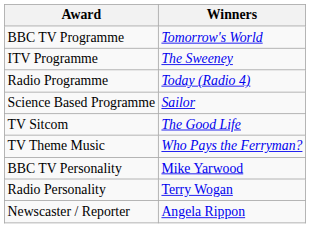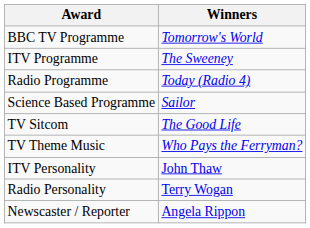- row: (65, 168)
+ row: (52, 168)
